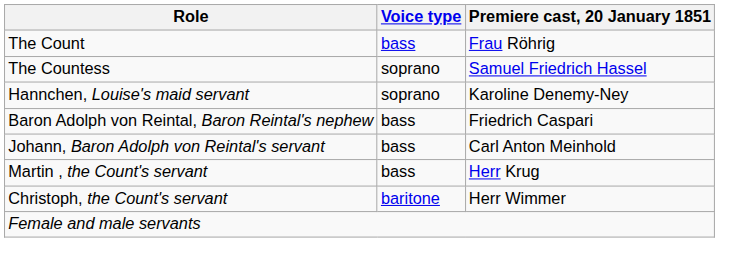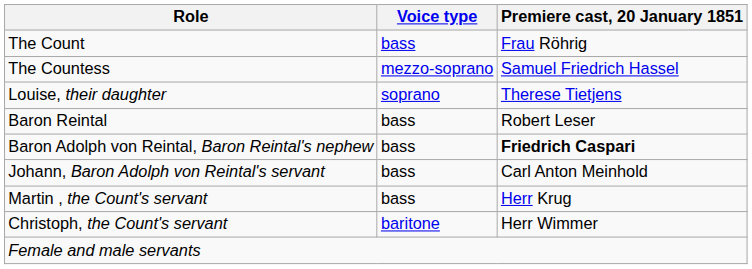(410, 69) soprano -> (437, 69) mezzo-soprano
+ row: (87, 95)
- row: (129, 95)
+ row: (58, 120)
(531, 120) normal -> (568, 146) bold
